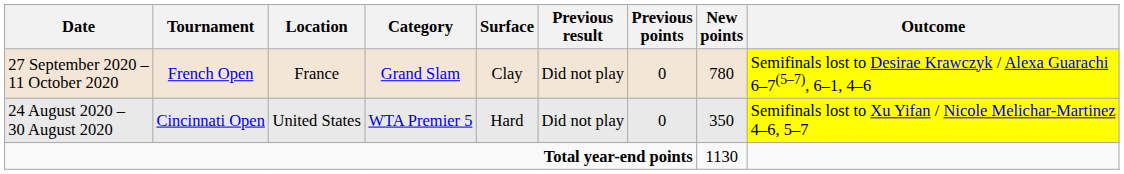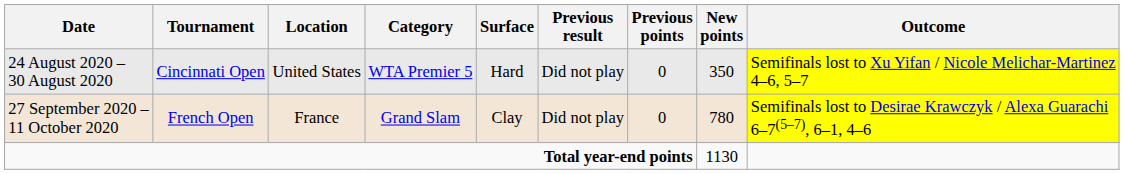rows swapped: (67, 120) <-> (79, 73)
